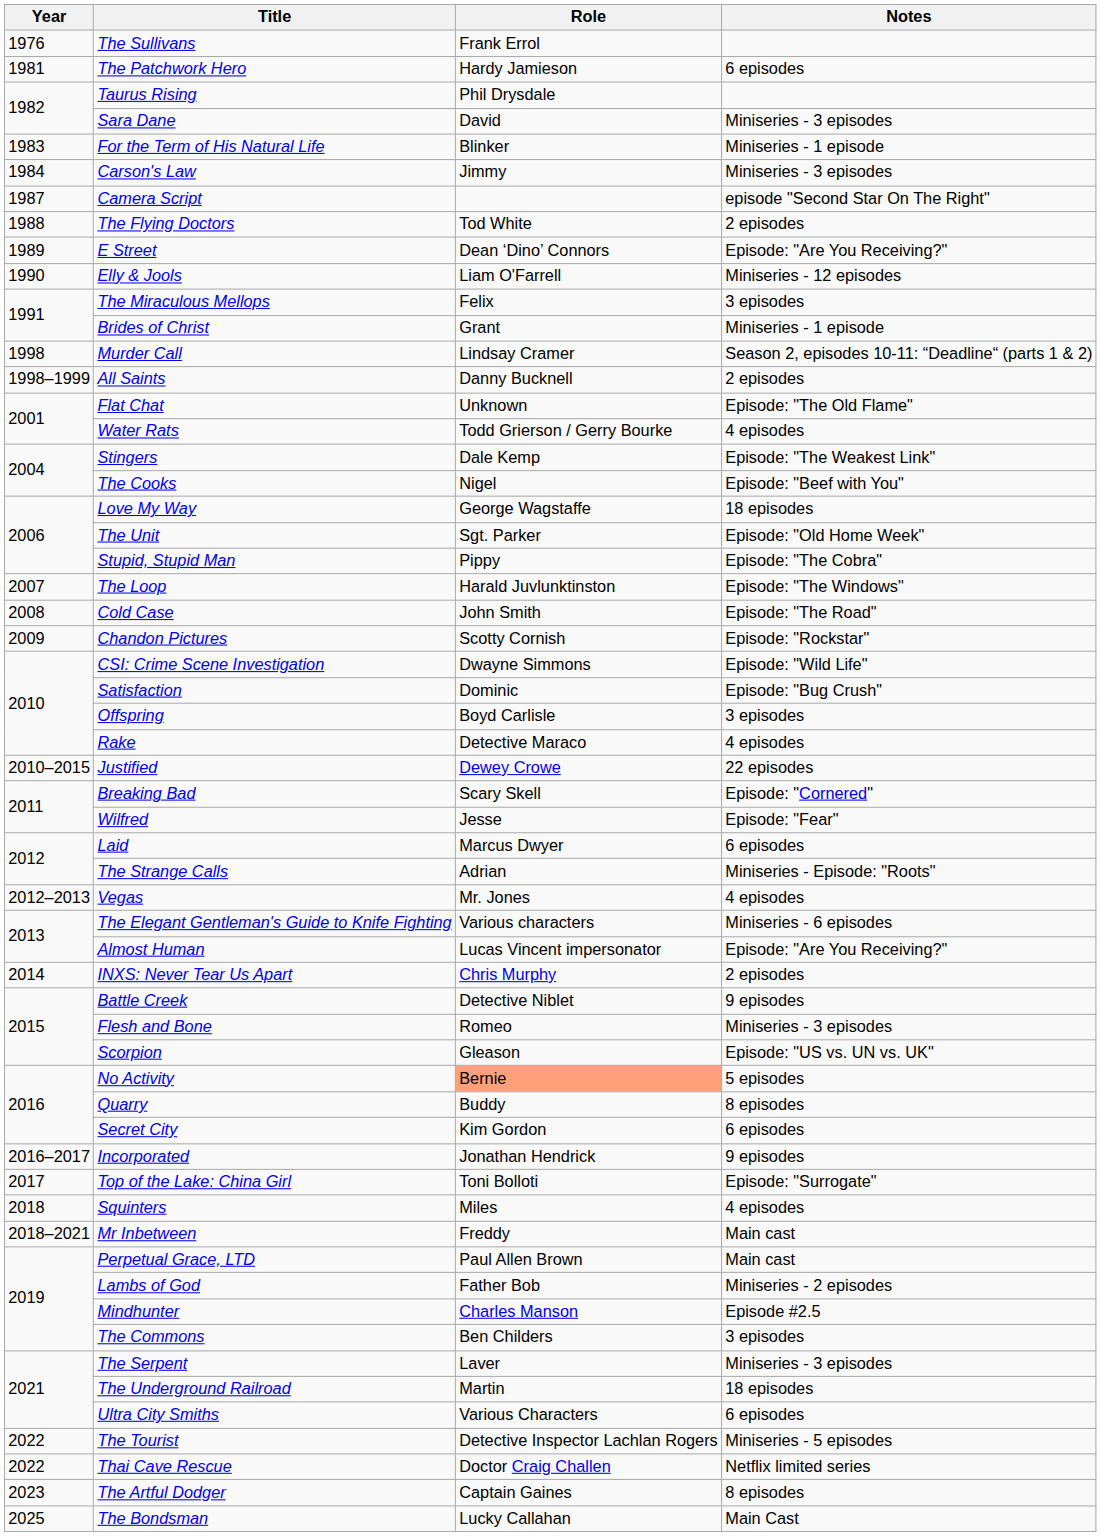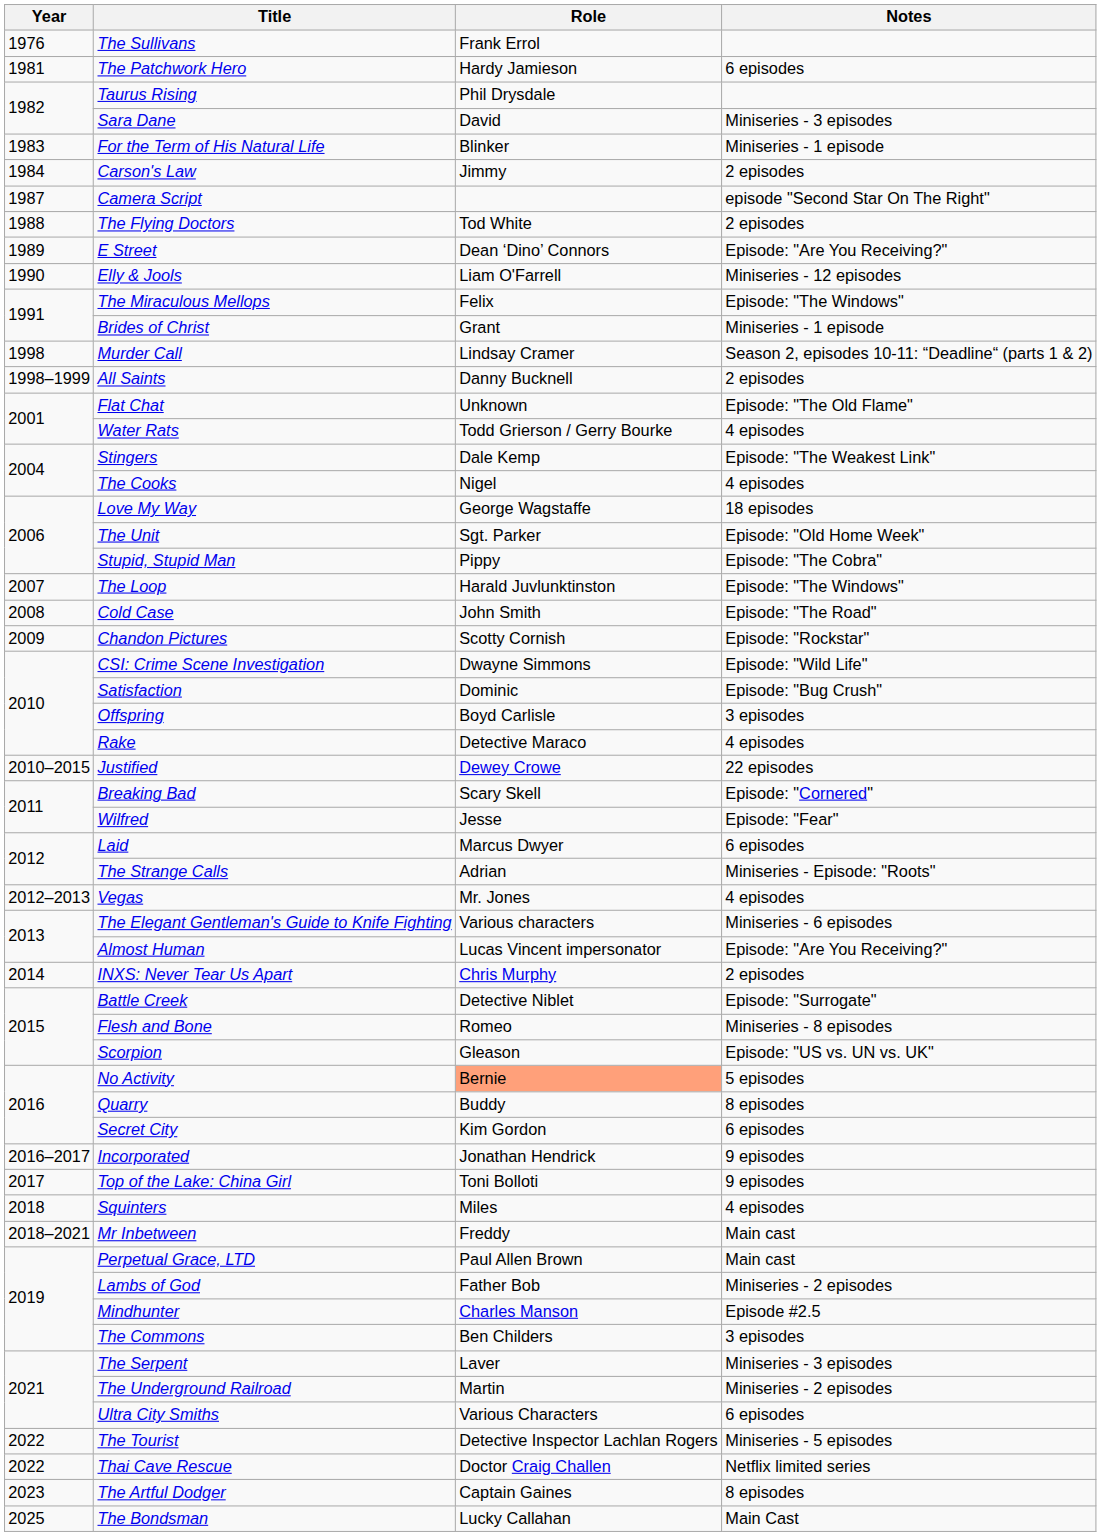(809, 172) Miniseries - 3 episodes -> (765, 172) 2 episodes
(765, 302) 3 episodes -> (815, 302) Episode: "The Windows"
(815, 483) Episode: "Beef with You" -> (765, 483) 4 episodes
(765, 1000) 9 episodes -> (801, 1000) Episode: "Surrogate"
(809, 1026) Miniseries - 3 episodes -> (809, 1026) Miniseries - 8 episodes
(801, 1182) Episode: "Surrogate" -> (765, 1182) 9 episodes
(769, 1389) 18 episodes -> (809, 1389) Miniseries - 2 episodes
